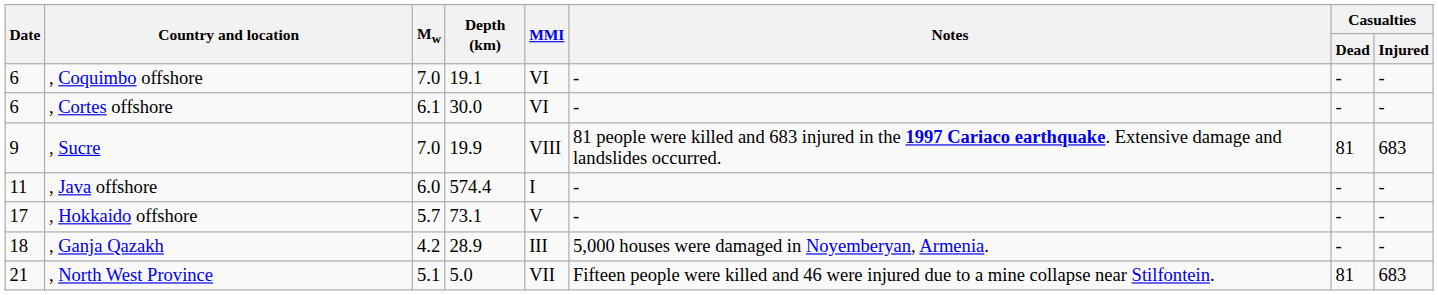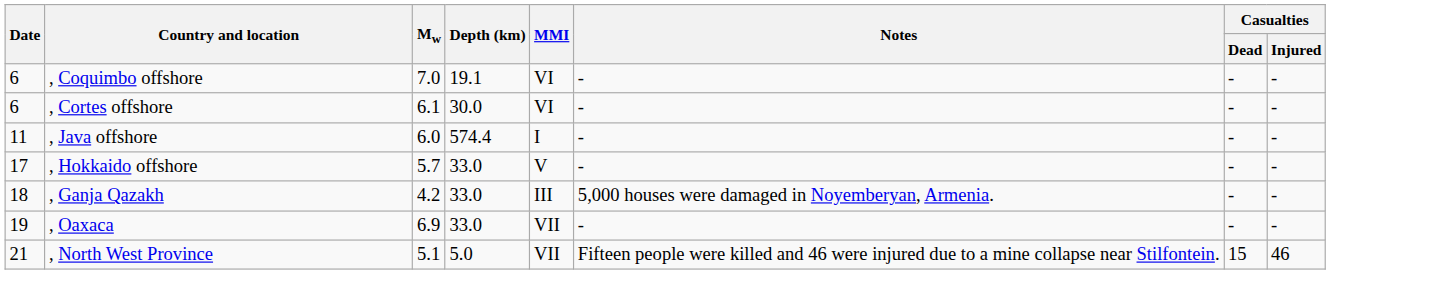- row: (75, 147)
(466, 216) 73.1 -> (466, 166) 33.0
(466, 246) 28.9 -> (466, 195) 33.0
+ row: (81, 225)
(1345, 275) 81 -> (1237, 254) 15
(1392, 275) 683 -> (1280, 254) 46
